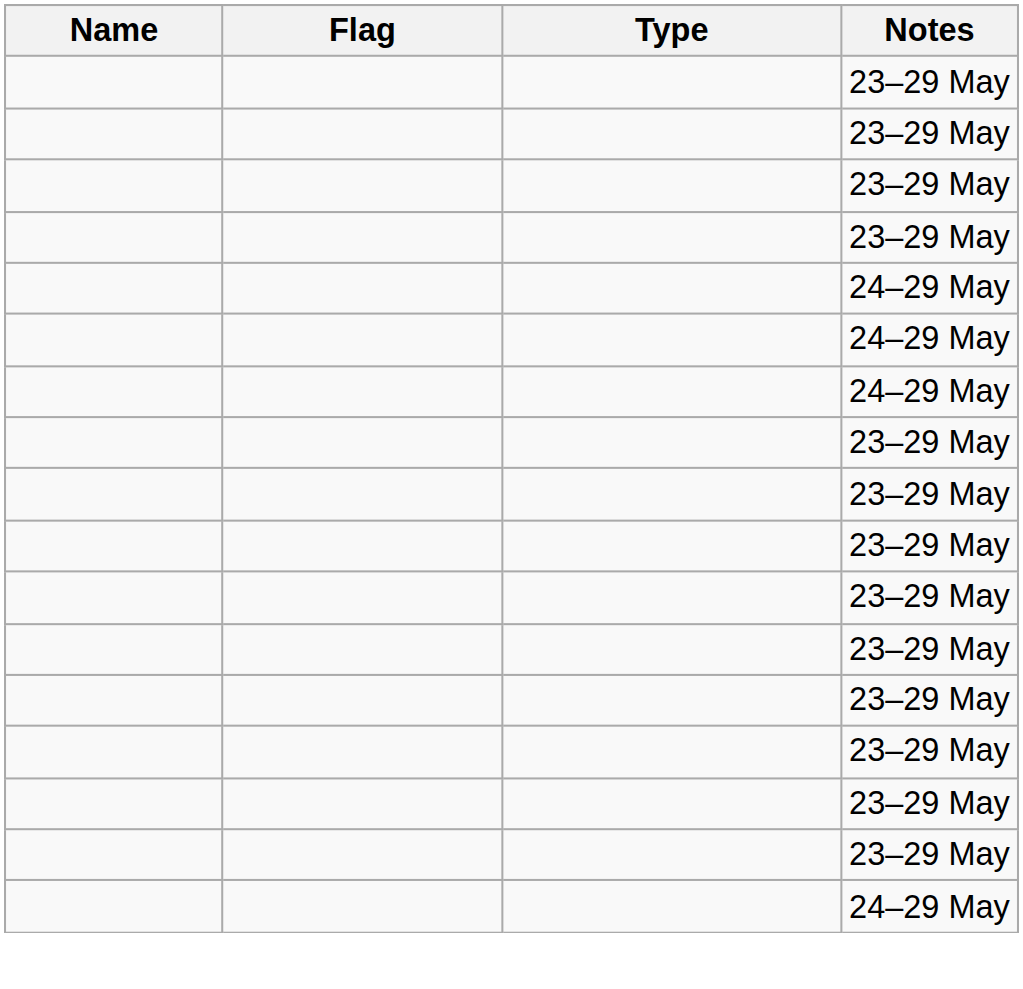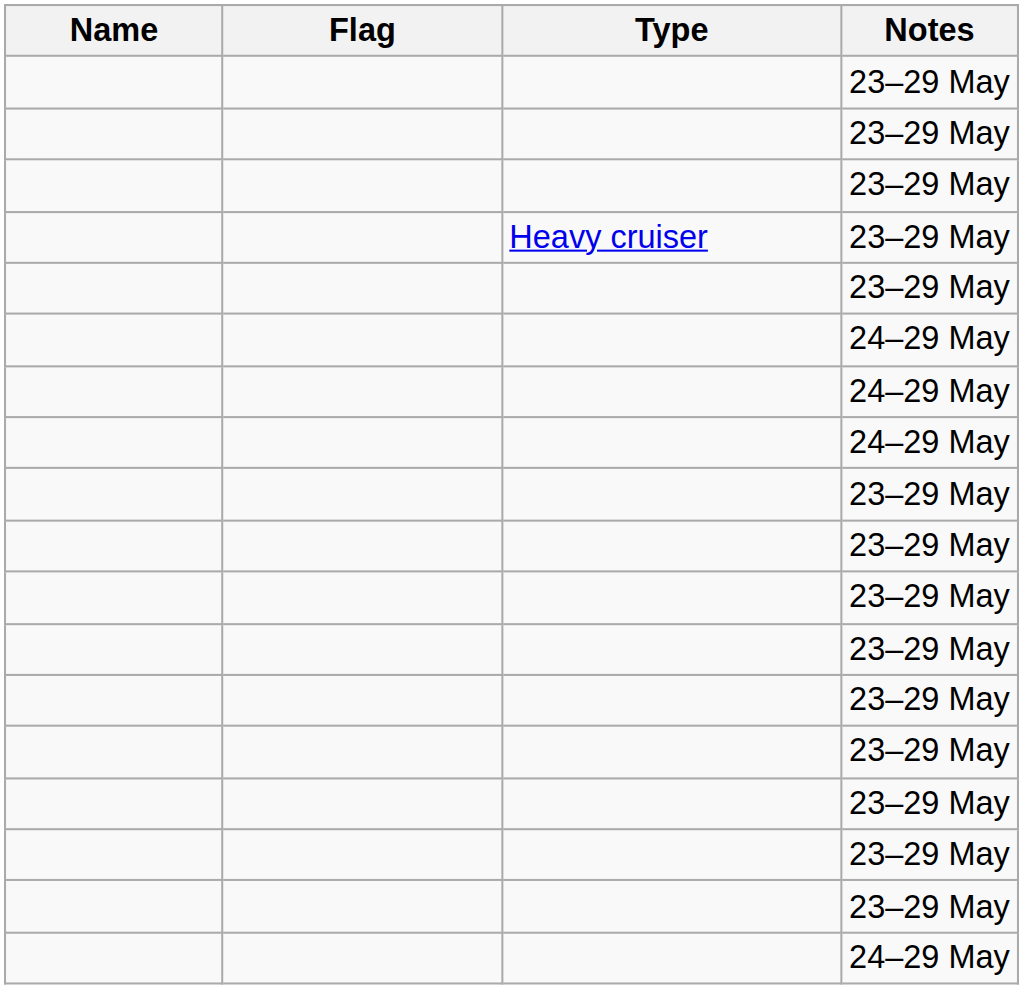+ row: (609, 236)
